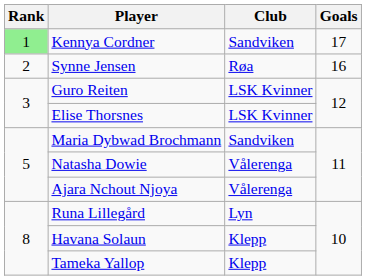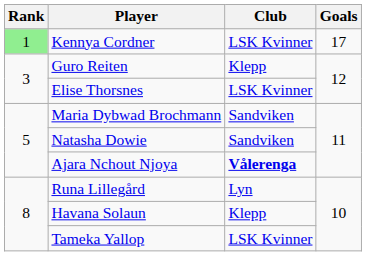(261, 41) Sandviken -> (270, 41) LSK Kvinner
- row: (93, 66)
(270, 90) LSK Kvinner -> (247, 66) Klepp
(260, 164) Vålerenga -> (261, 139) Sandviken
(260, 189) normal -> (262, 164) bold
(247, 262) Klepp -> (270, 238) LSK Kvinner
